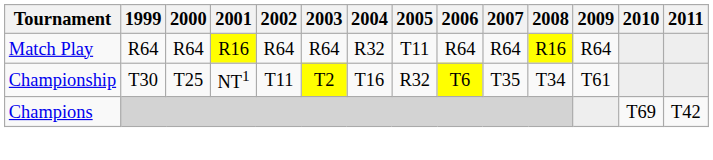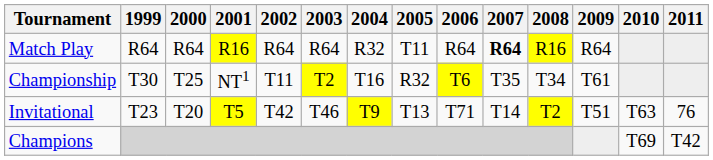(505, 48) normal -> (505, 48) bold
+ row: (51, 111)
